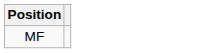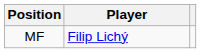+ column: (127, 15)
